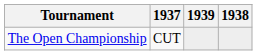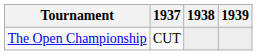columns swapped: (235, 16) <-> (201, 16)
